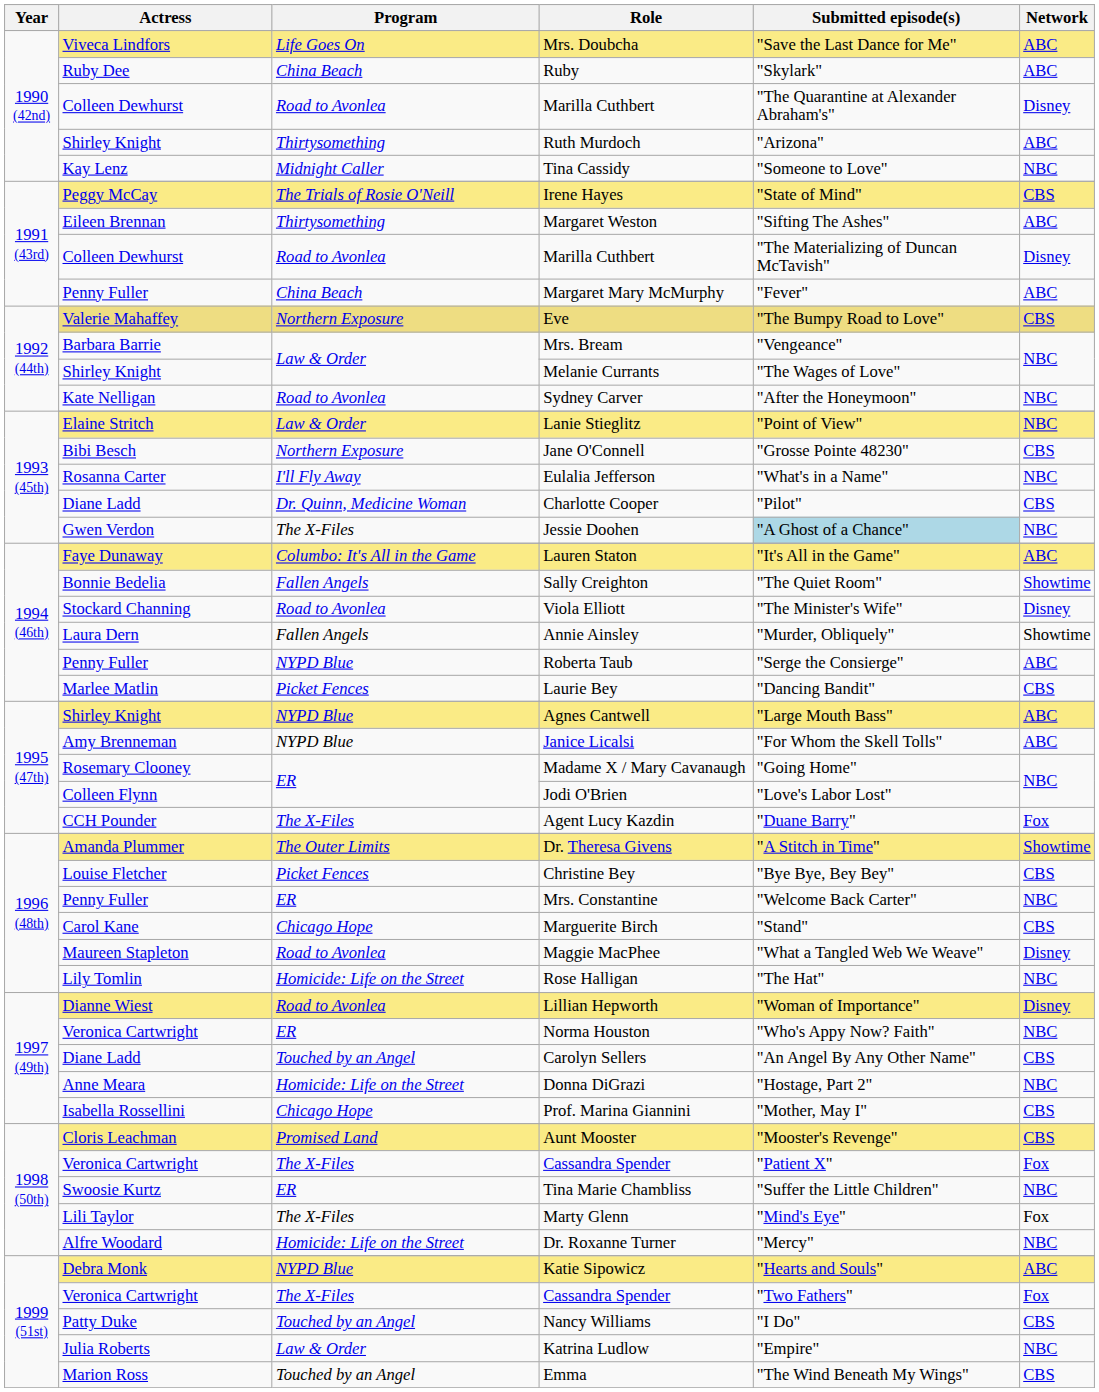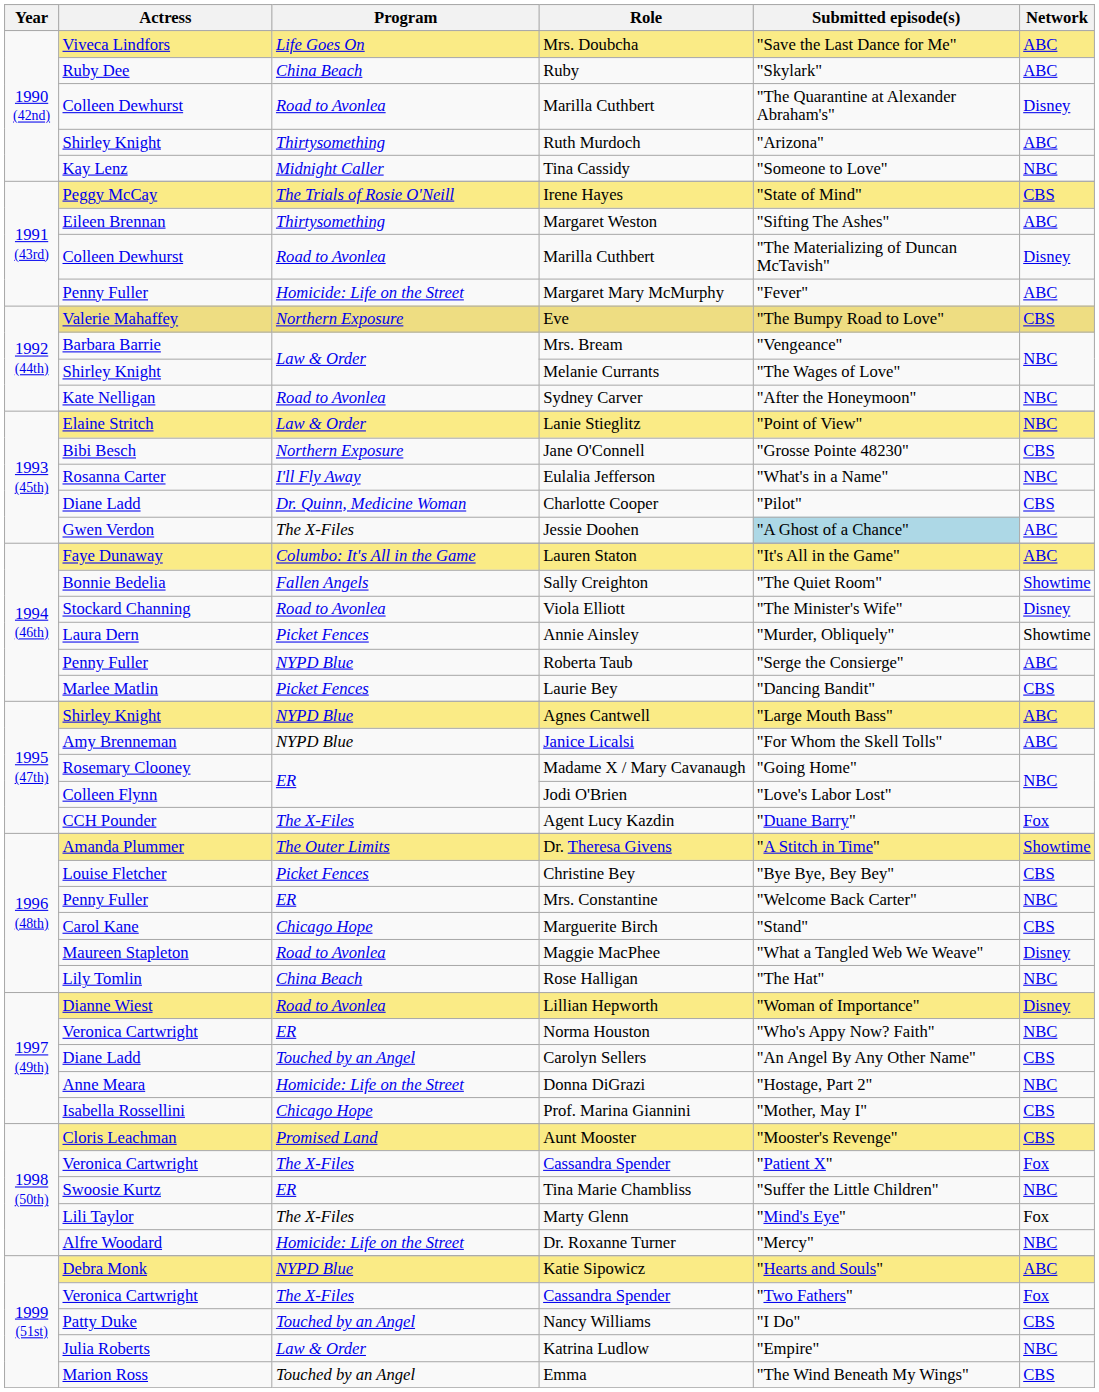(319, 292) China Beach -> (370, 292) Homicide: Life on the Street
(1040, 530) NBC -> (1040, 530) ABC
(322, 635) Fallen Angels -> (322, 635) Picket Fences
(370, 978) Homicide: Life on the Street -> (319, 978) China Beach
